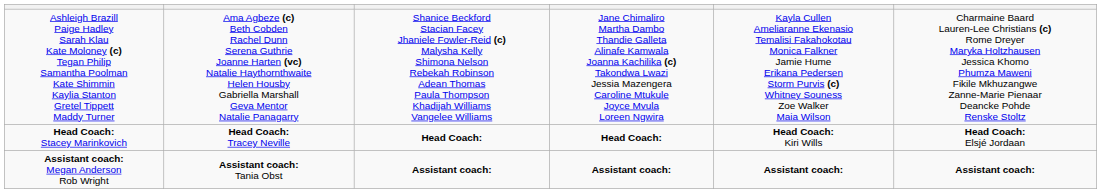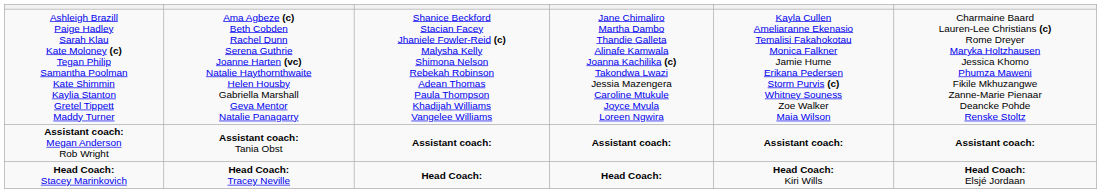rows swapped: (84, 138) <-> (84, 170)
